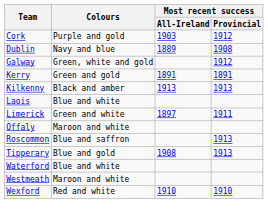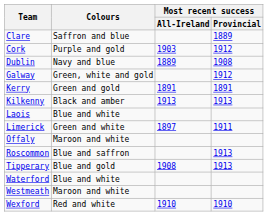+ row: (18, 37)
